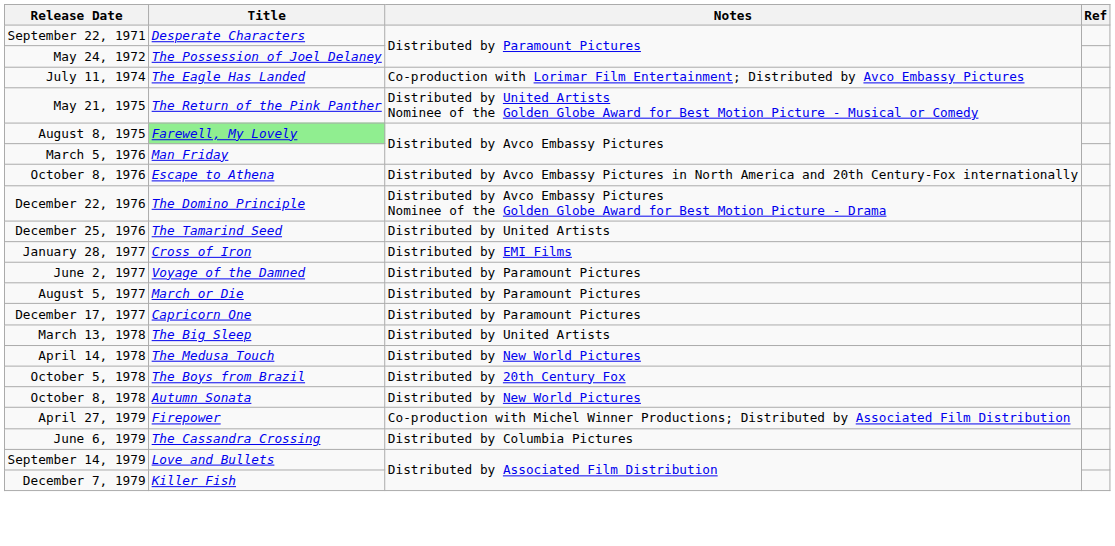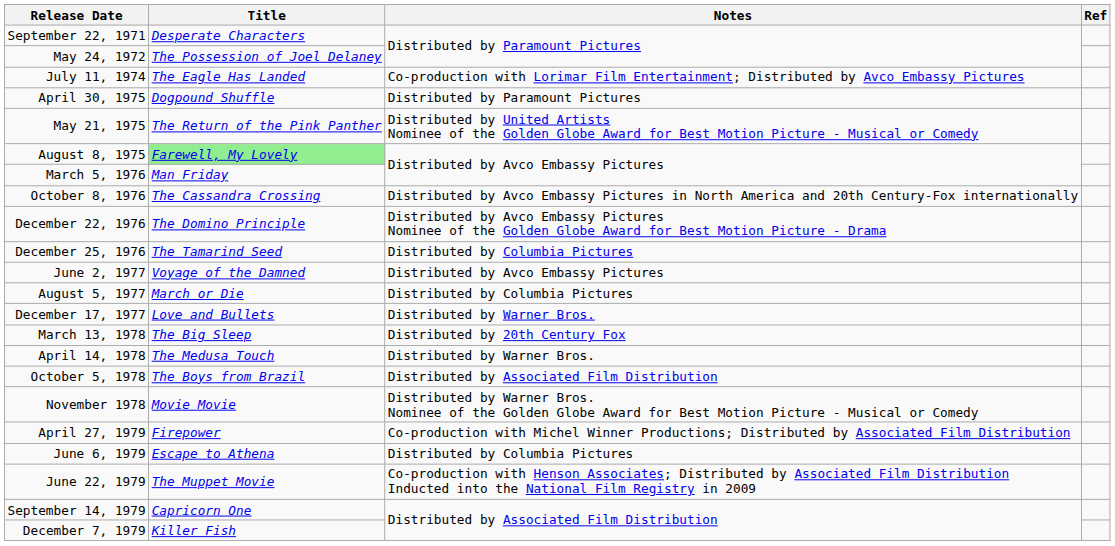+ row: (92, 98)
(213, 175) Escape to Athena -> (236, 196) The Cassandra Crossing
(499, 231) Distributed by United Artists -> (511, 252) Distributed by Columbia Pictures
- row: (84, 252)
(514, 273) Distributed by Paramount Pictures -> (526, 273) Distributed by Avco Embassy Pictures
(514, 293) Distributed by Paramount Pictures -> (511, 293) Distributed by Columbia Pictures
(202, 314) Capricorn One -> (213, 314) Love and Bullets
(514, 314) Distributed by Paramount Pictures -> (491, 314) Distributed by Warner Bros.
(499, 335) Distributed by United Artists -> (507, 335) Distributed by 20th Century Fox
(514, 356) Distributed by New World Pictures -> (491, 356) Distributed by Warner Bros.
(507, 376) Distributed by 20th Century Fox -> (553, 376) Distributed by Associated Film Distribution
- row: (88, 397)
+ row: (96, 405)
(236, 439) The Cassandra Crossing -> (213, 453) Escape to Athena
+ row: (96, 482)
(213, 460) Love and Bullets -> (202, 510) Capricorn One
